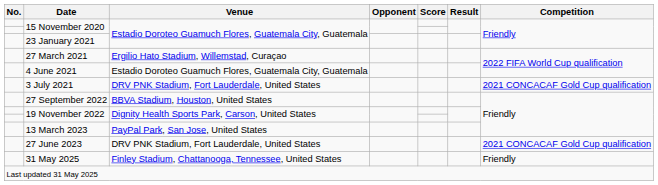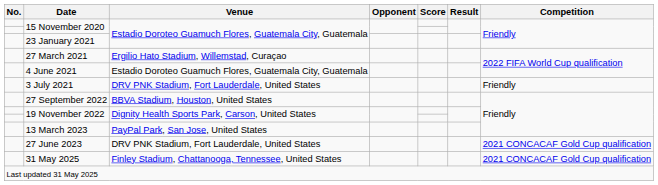(567, 85) 2021 CONCACAF Gold Cup qualification -> (499, 85) Friendly
(499, 159) Friendly -> (567, 159) 2021 CONCACAF Gold Cup qualification
